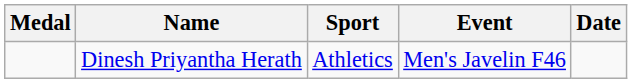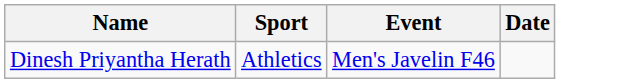- column: (40, 23)
